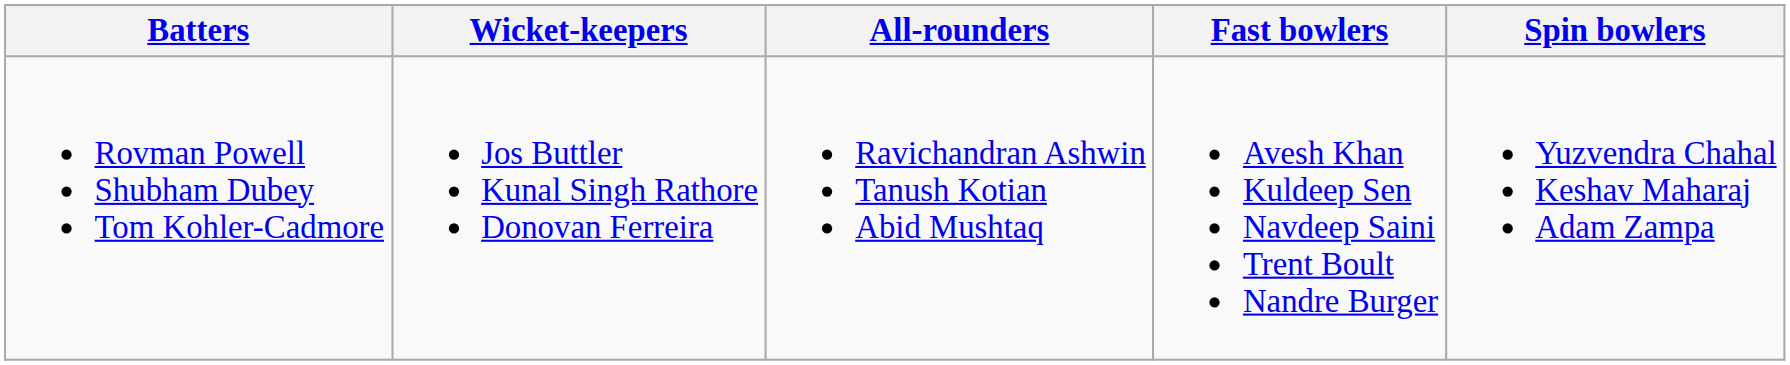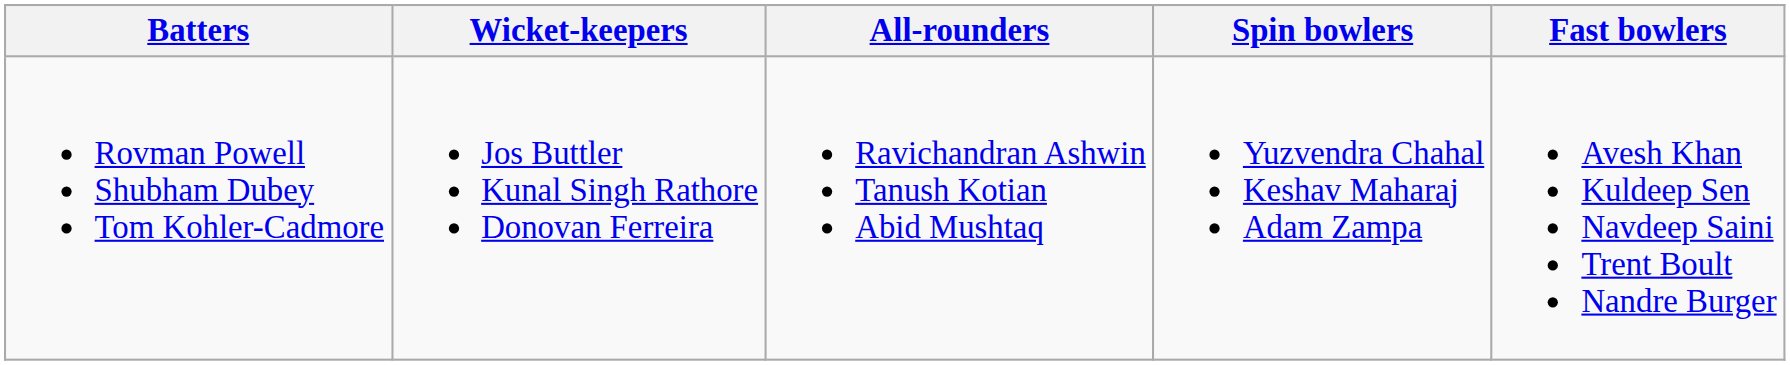columns swapped: (1300, 30) <-> (1615, 30)
